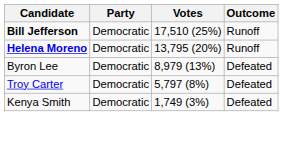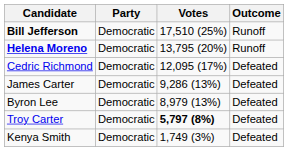+ row: (50, 66)
+ row: (41, 84)
(182, 84) normal -> (187, 119) bold
